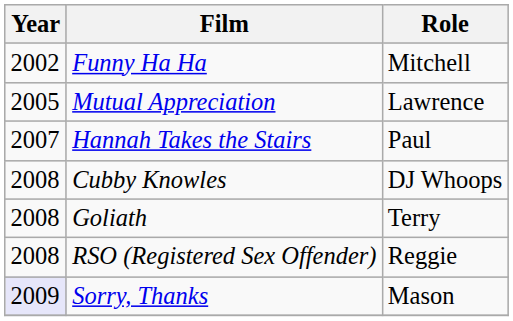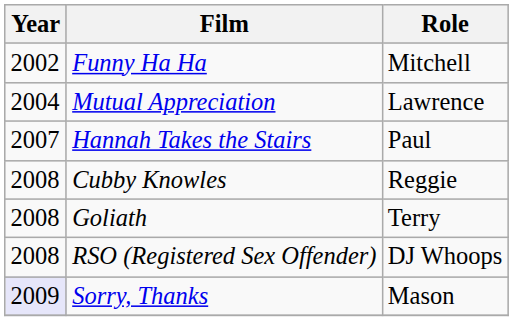(35, 101) 2005 -> (35, 101) 2004
(445, 179) DJ Whoops -> (422, 179) Reggie
(422, 256) Reggie -> (445, 256) DJ Whoops
